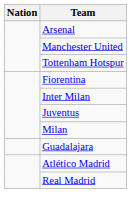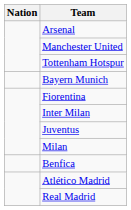+ row: (75, 79)
- row: (68, 146)
+ row: (59, 163)
